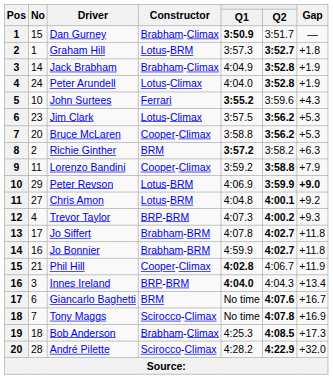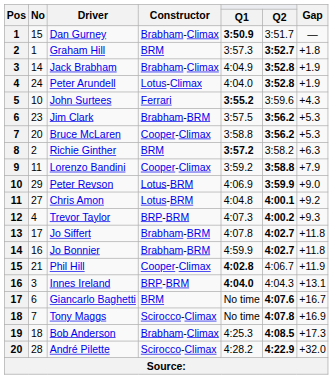(167, 51) Lotus-BRM -> (152, 51) BRM
(171, 117) Lotus-Climax -> (175, 117) Brabham-BRM
(310, 184) bold -> (310, 184) normal
(313, 283) +13.4 -> (313, 283) +13.1
